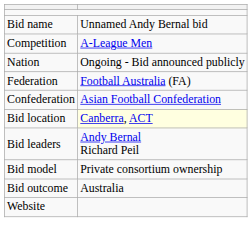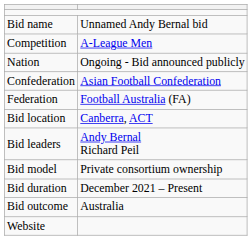rows swapped: (32, 81) <-> (41, 99)
(116, 118) lightyellow background -> (116, 118) no background
+ row: (37, 188)
